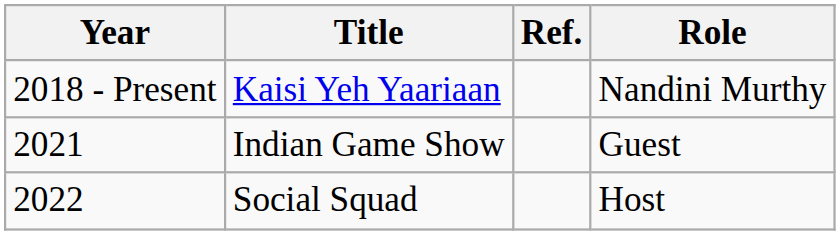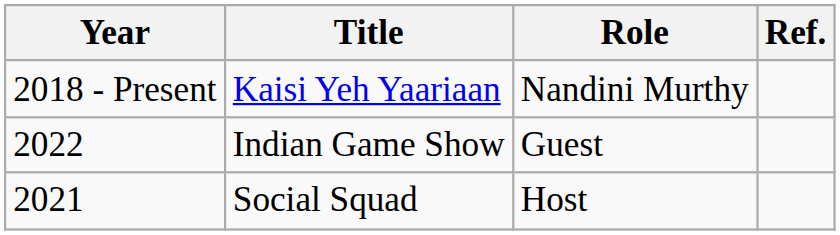columns swapped: (712, 32) <-> (552, 32)
(48, 144) 2021 -> (48, 144) 2022
(48, 199) 2022 -> (48, 199) 2021
